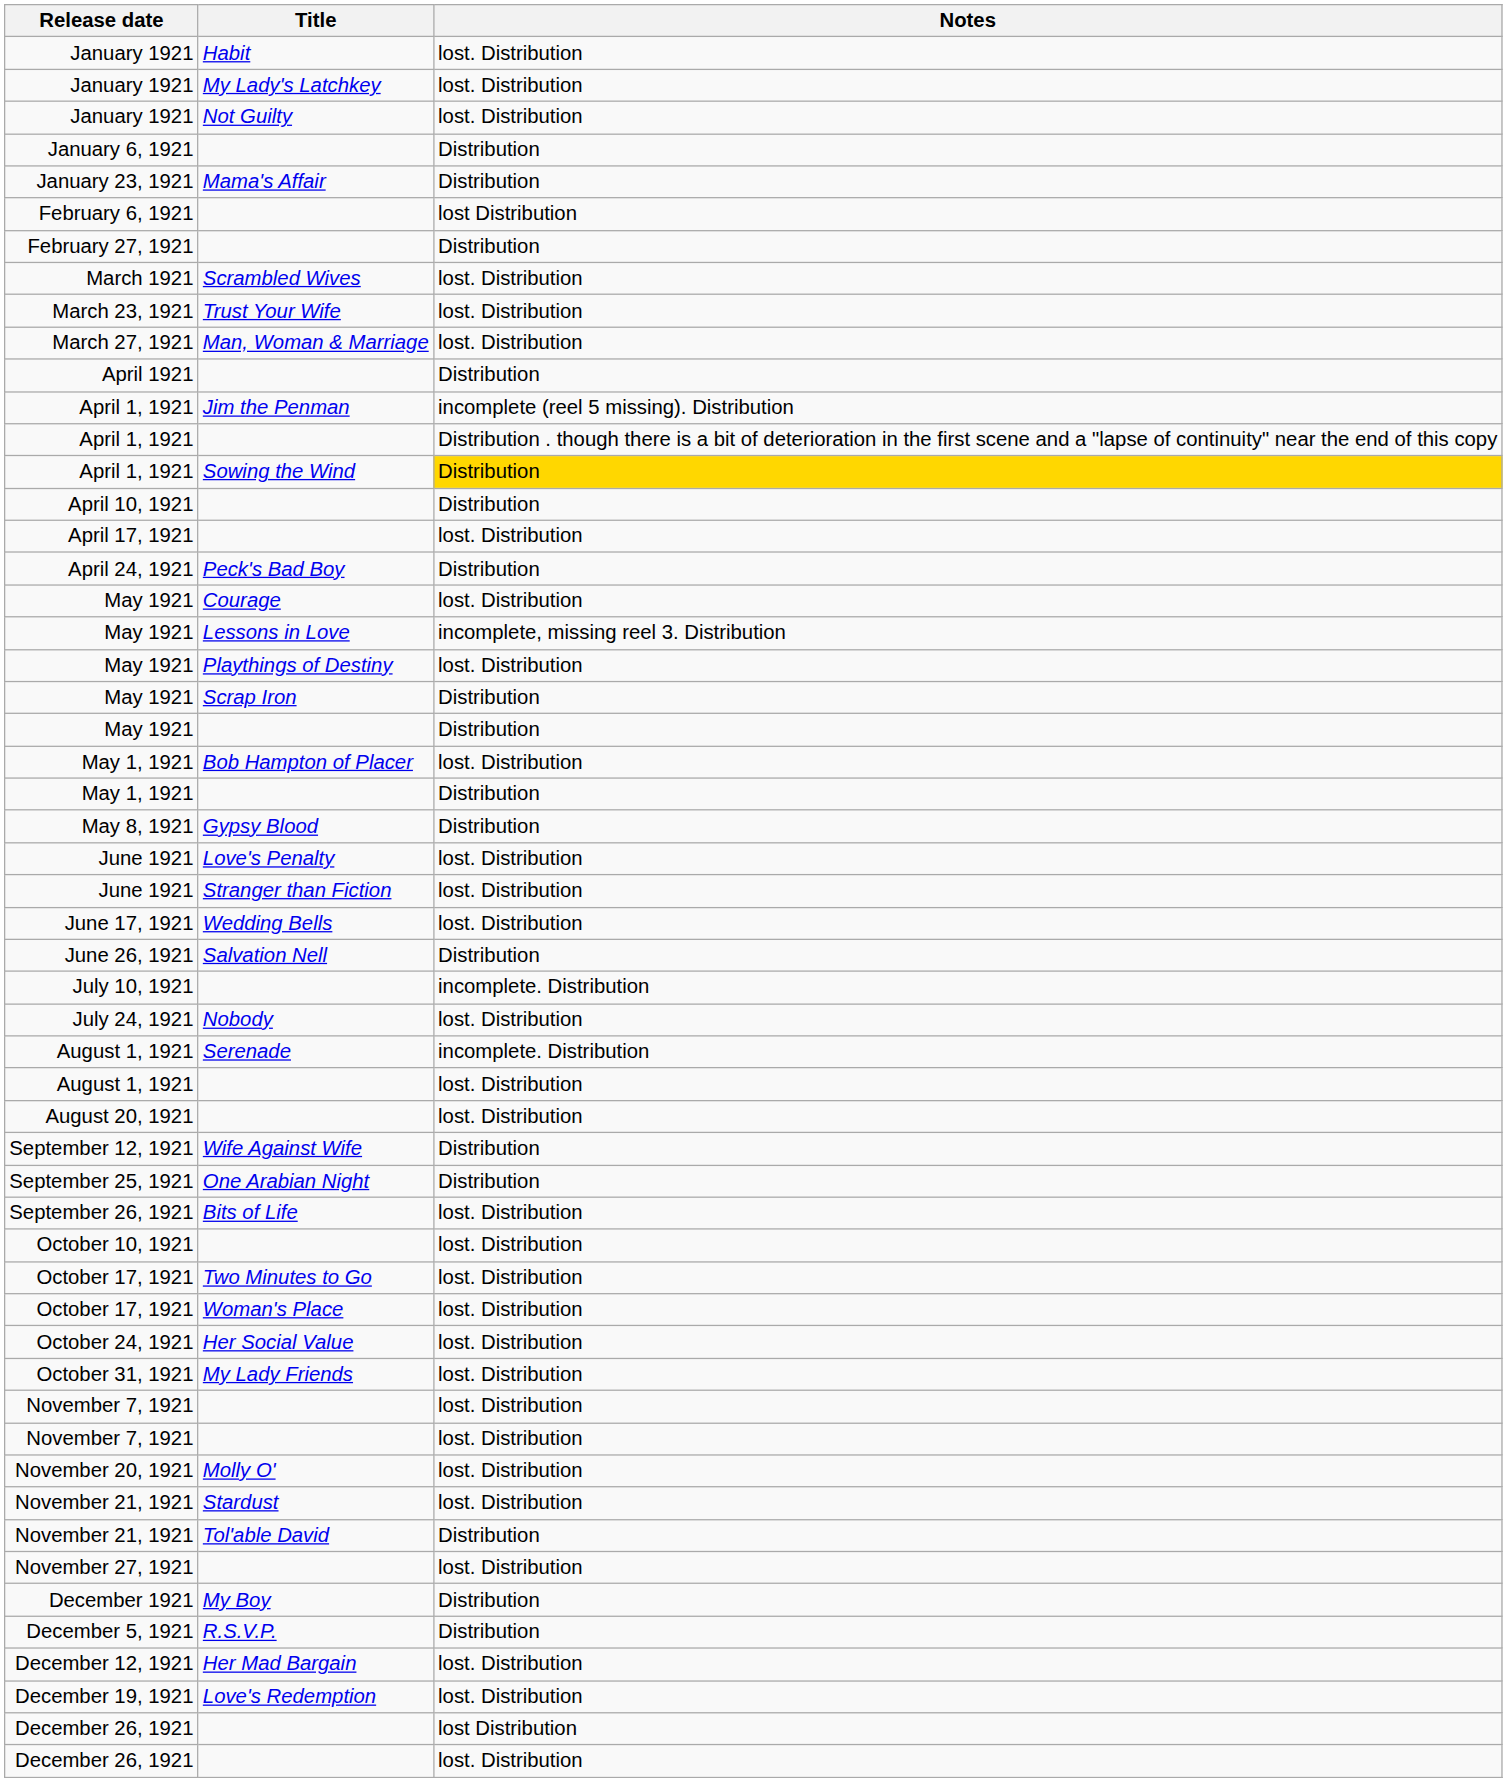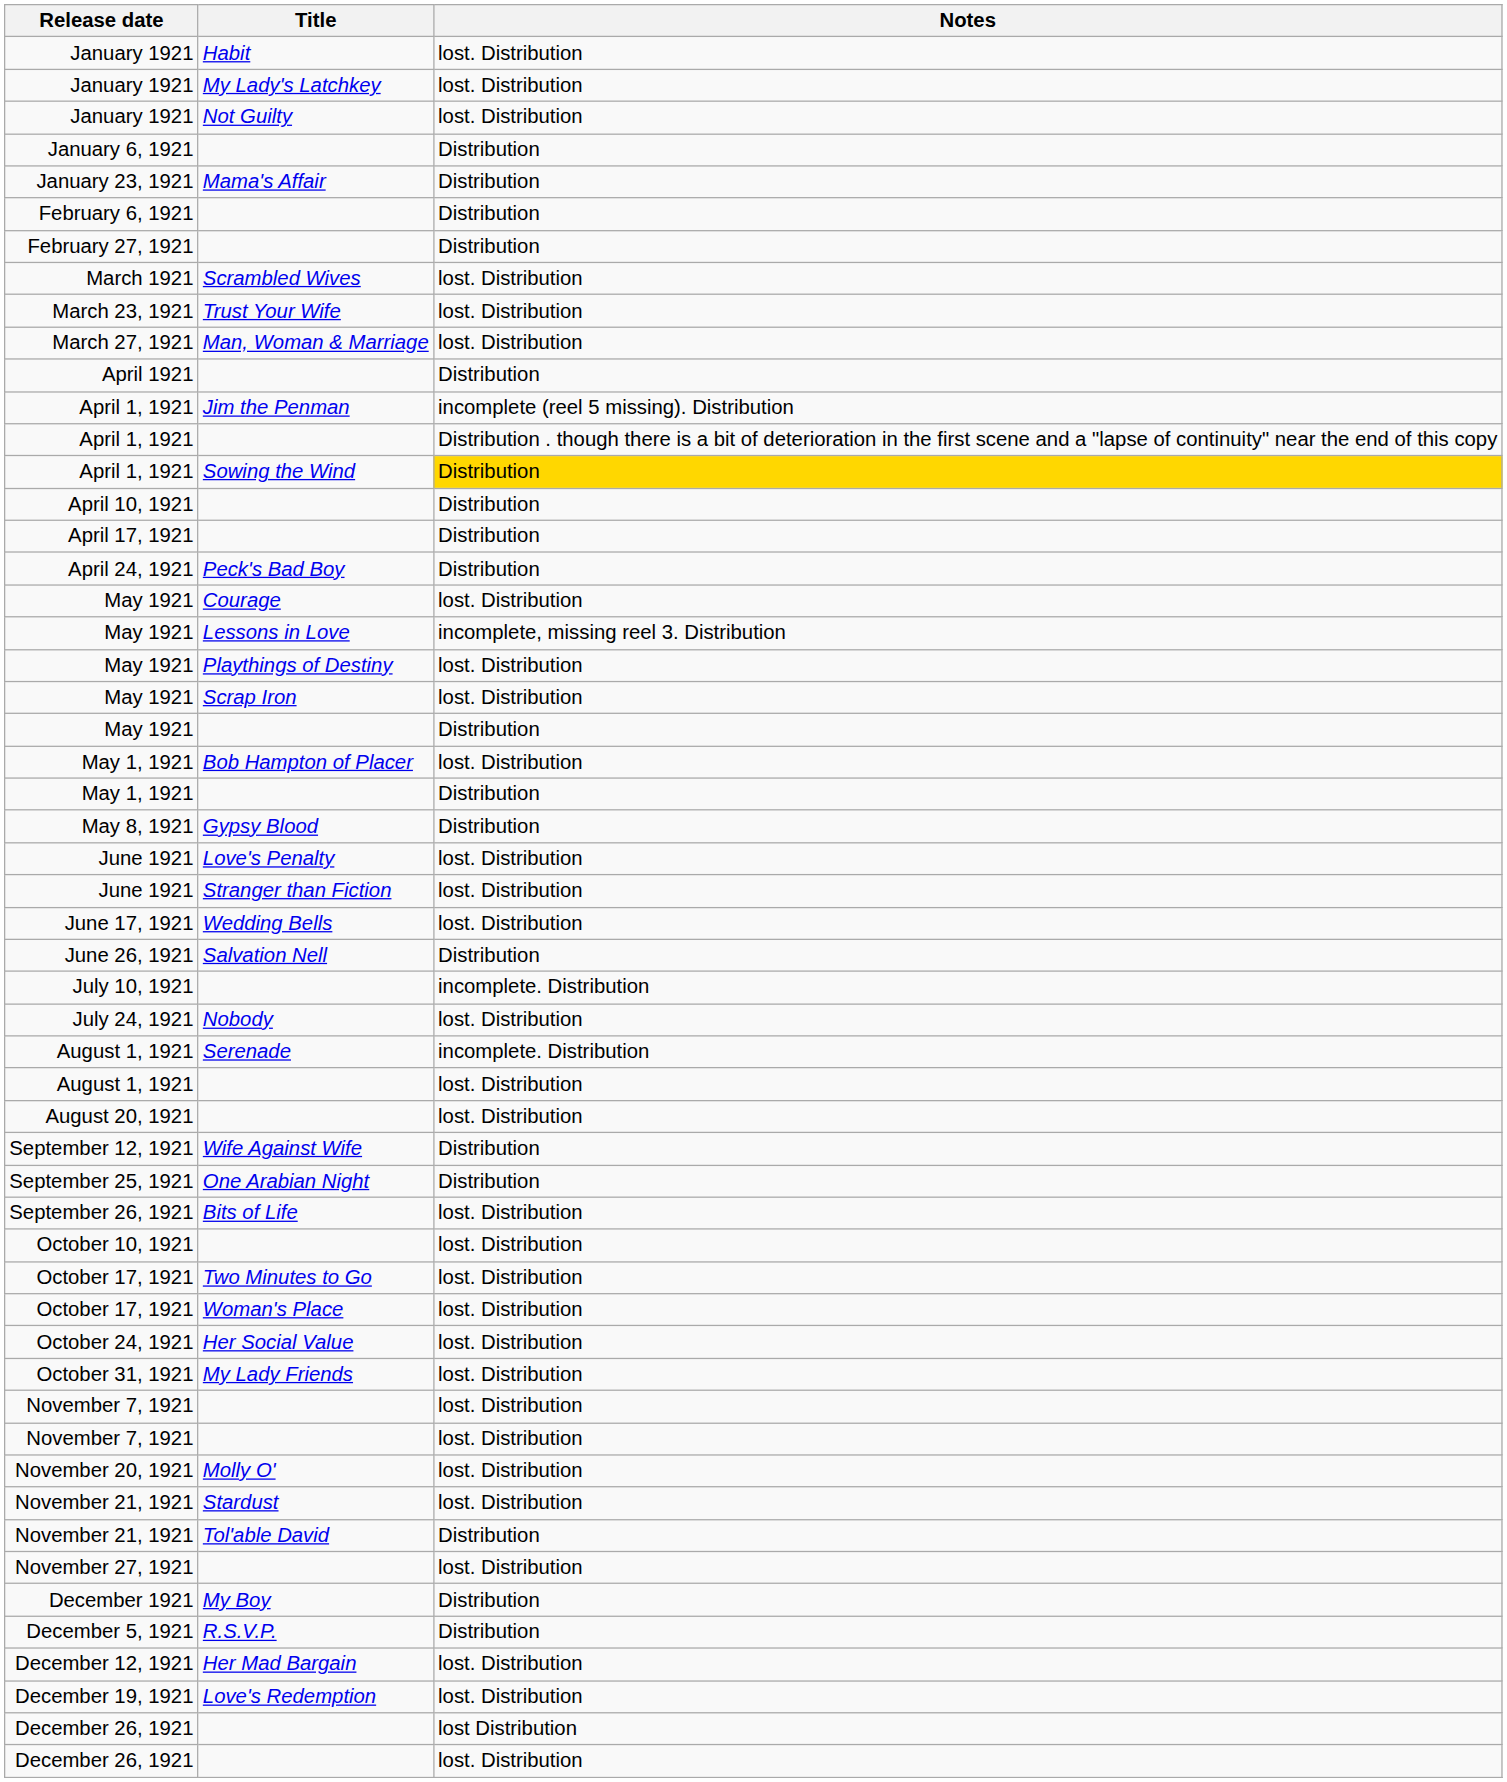(508, 213) lost Distribution -> (489, 213) Distribution
(510, 536) lost. Distribution -> (489, 536) Distribution
(489, 697) Distribution -> (510, 697) lost. Distribution
